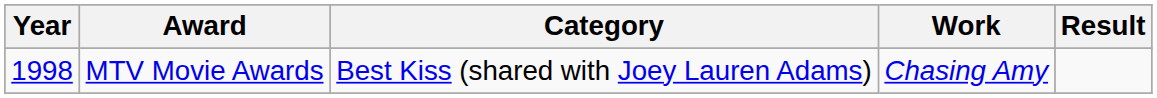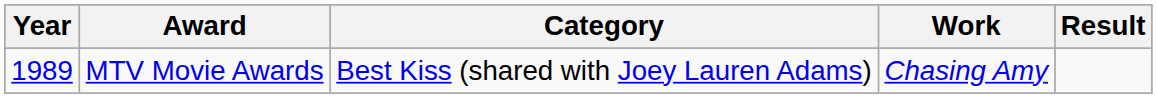(42, 70) 1998 -> (42, 70) 1989
